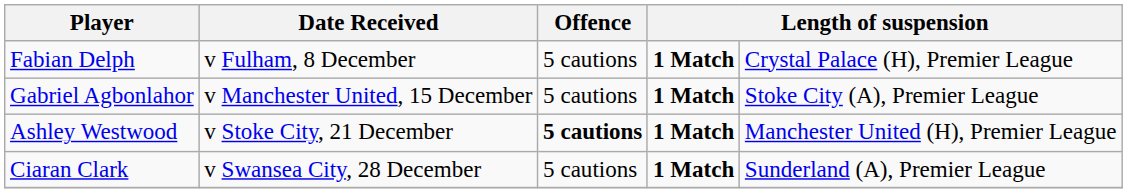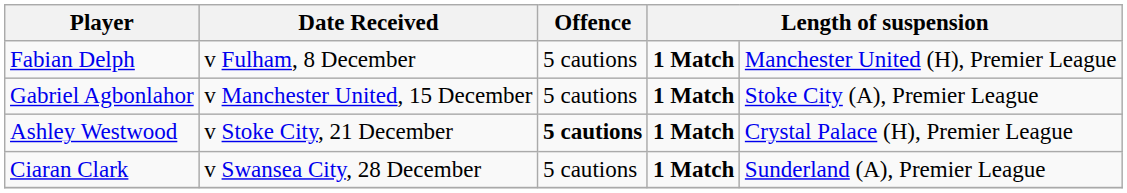(909, 59) Crystal Palace (H), Premier League -> (931, 59) Manchester United (H), Premier League
(931, 132) Manchester United (H), Premier League -> (909, 132) Crystal Palace (H), Premier League
